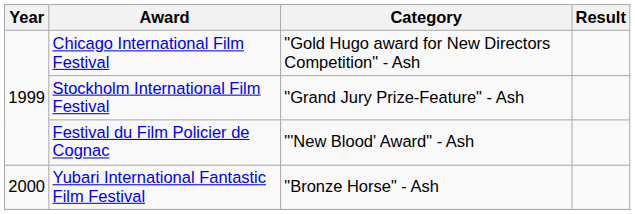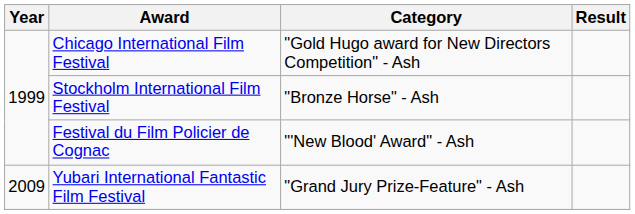(404, 97) "Grand Jury Prize-Feature" - Ash -> (362, 97) "Bronze Horse" - Ash
(27, 187) 2000 -> (27, 187) 2009
(362, 187) "Bronze Horse" - Ash -> (404, 187) "Grand Jury Prize-Feature" - Ash
